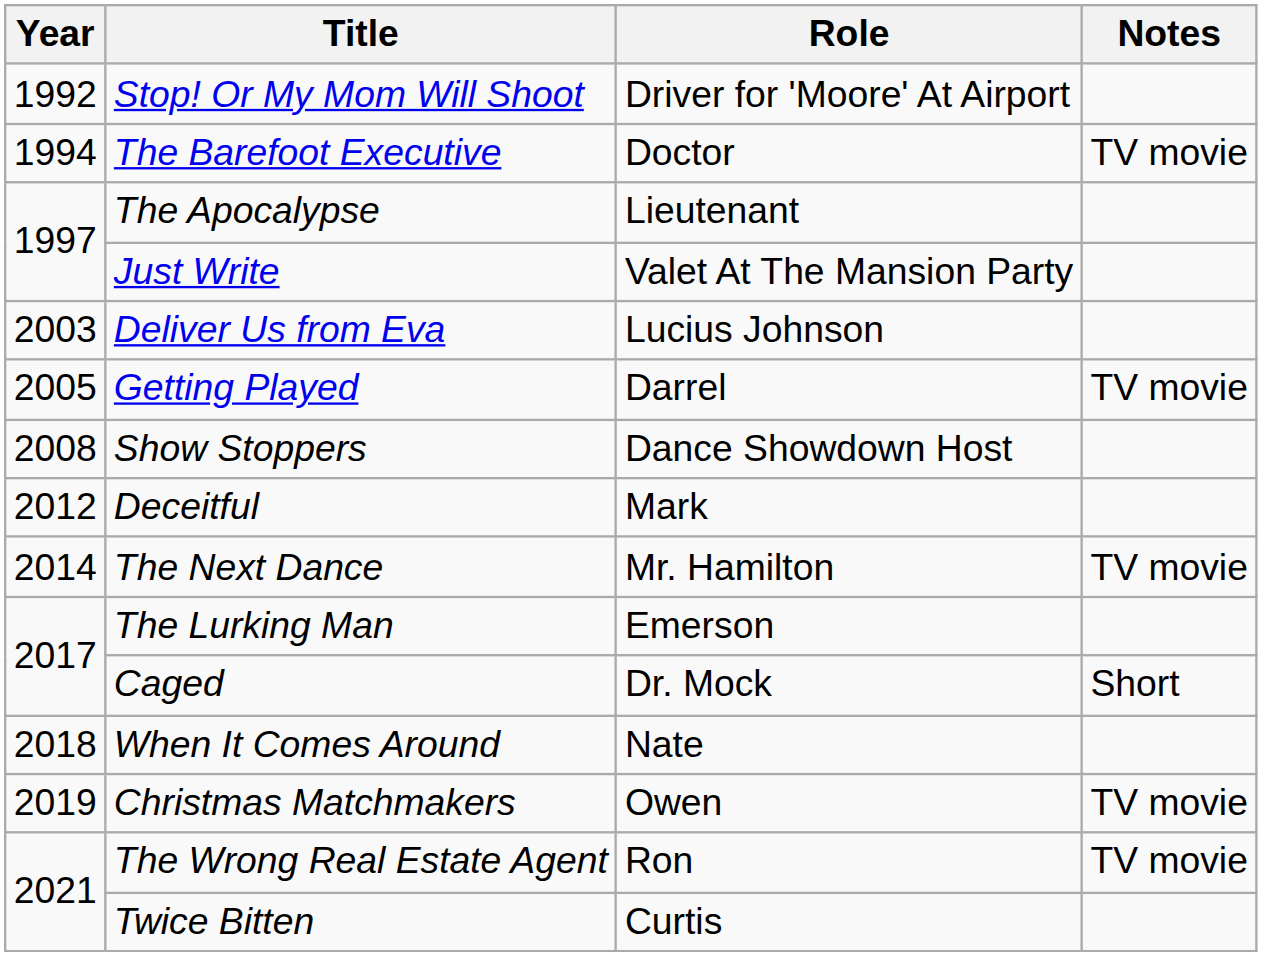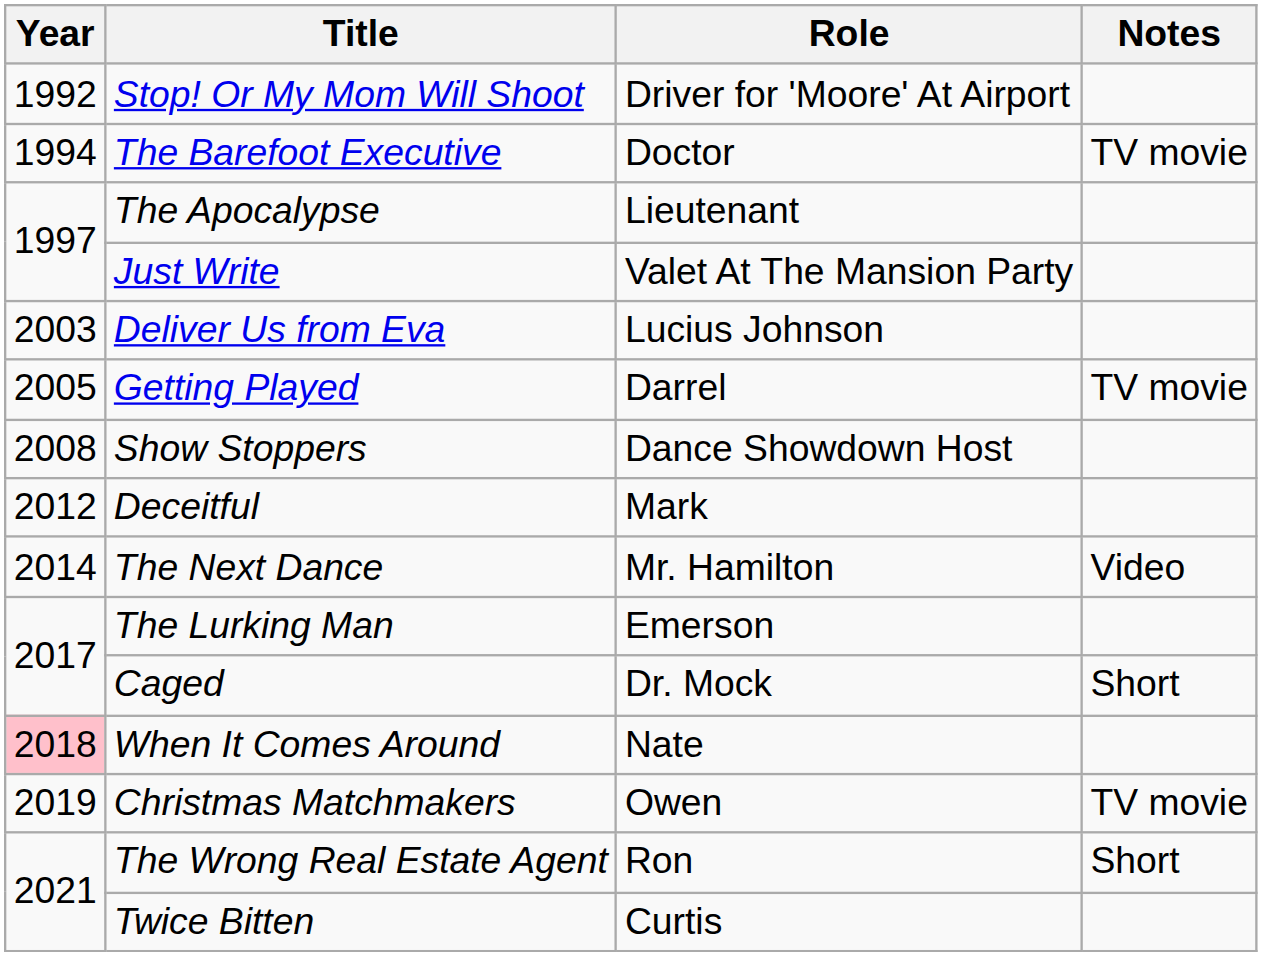(1169, 566) TV movie -> (1138, 566) Video
(55, 743) no background -> (55, 743) pink background
(1169, 861) TV movie -> (1135, 861) Short
